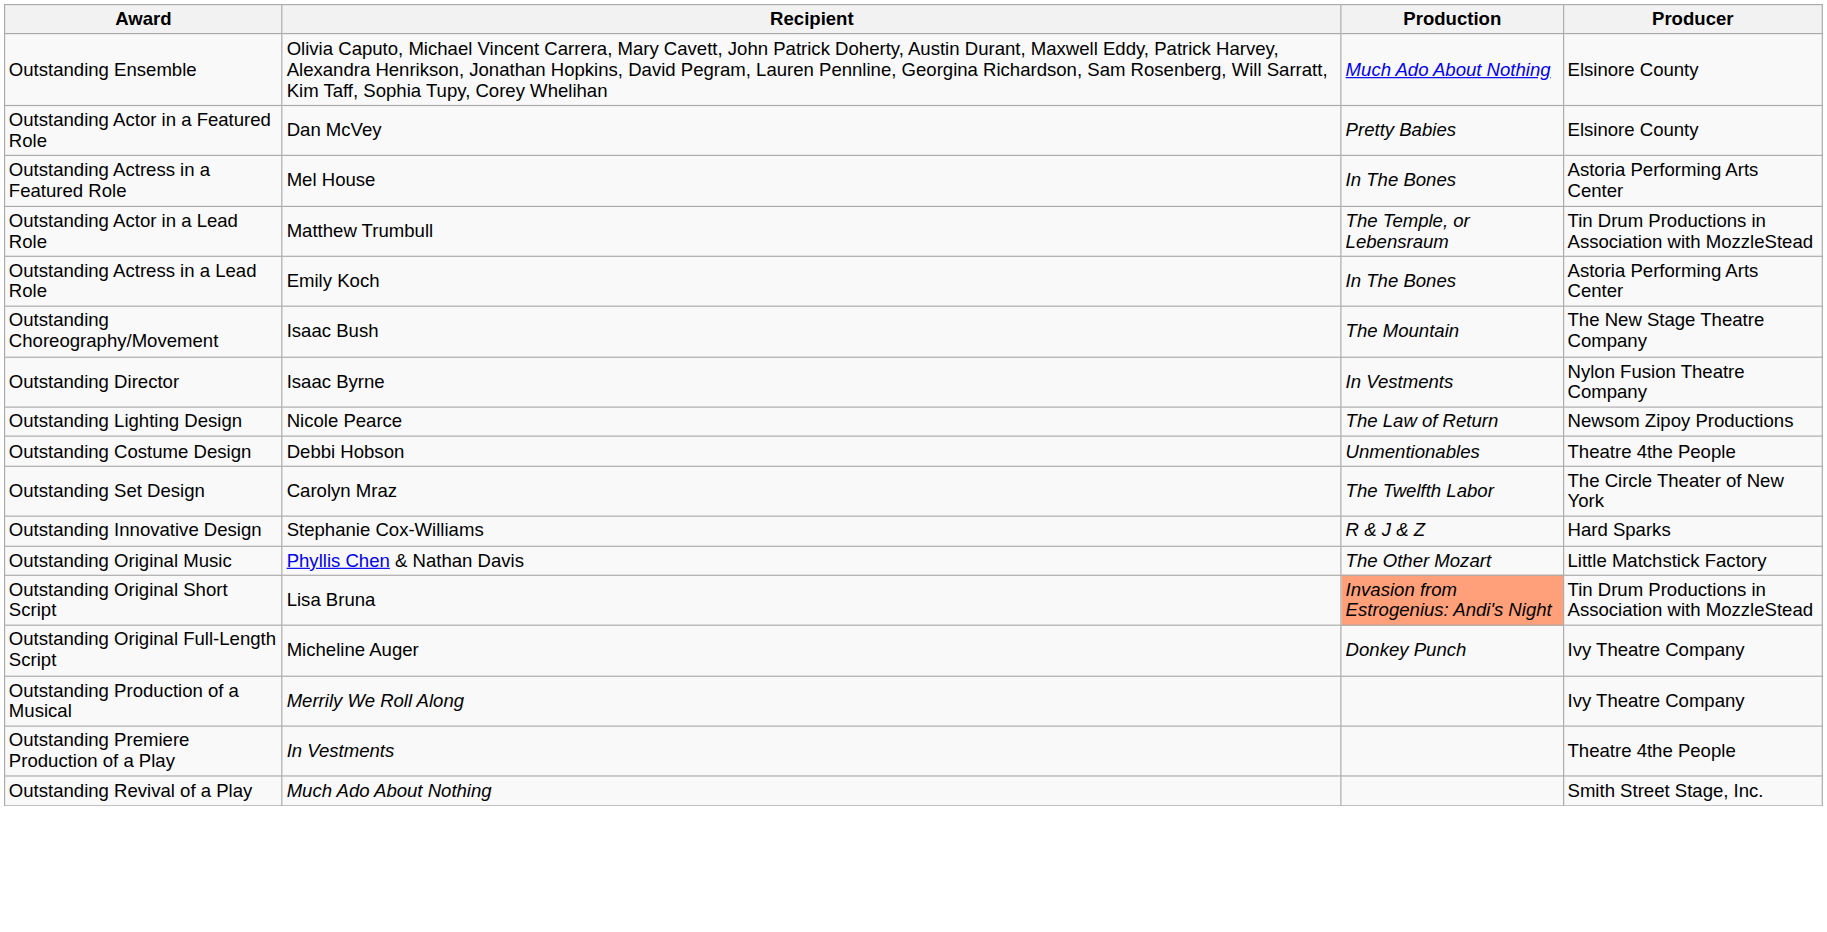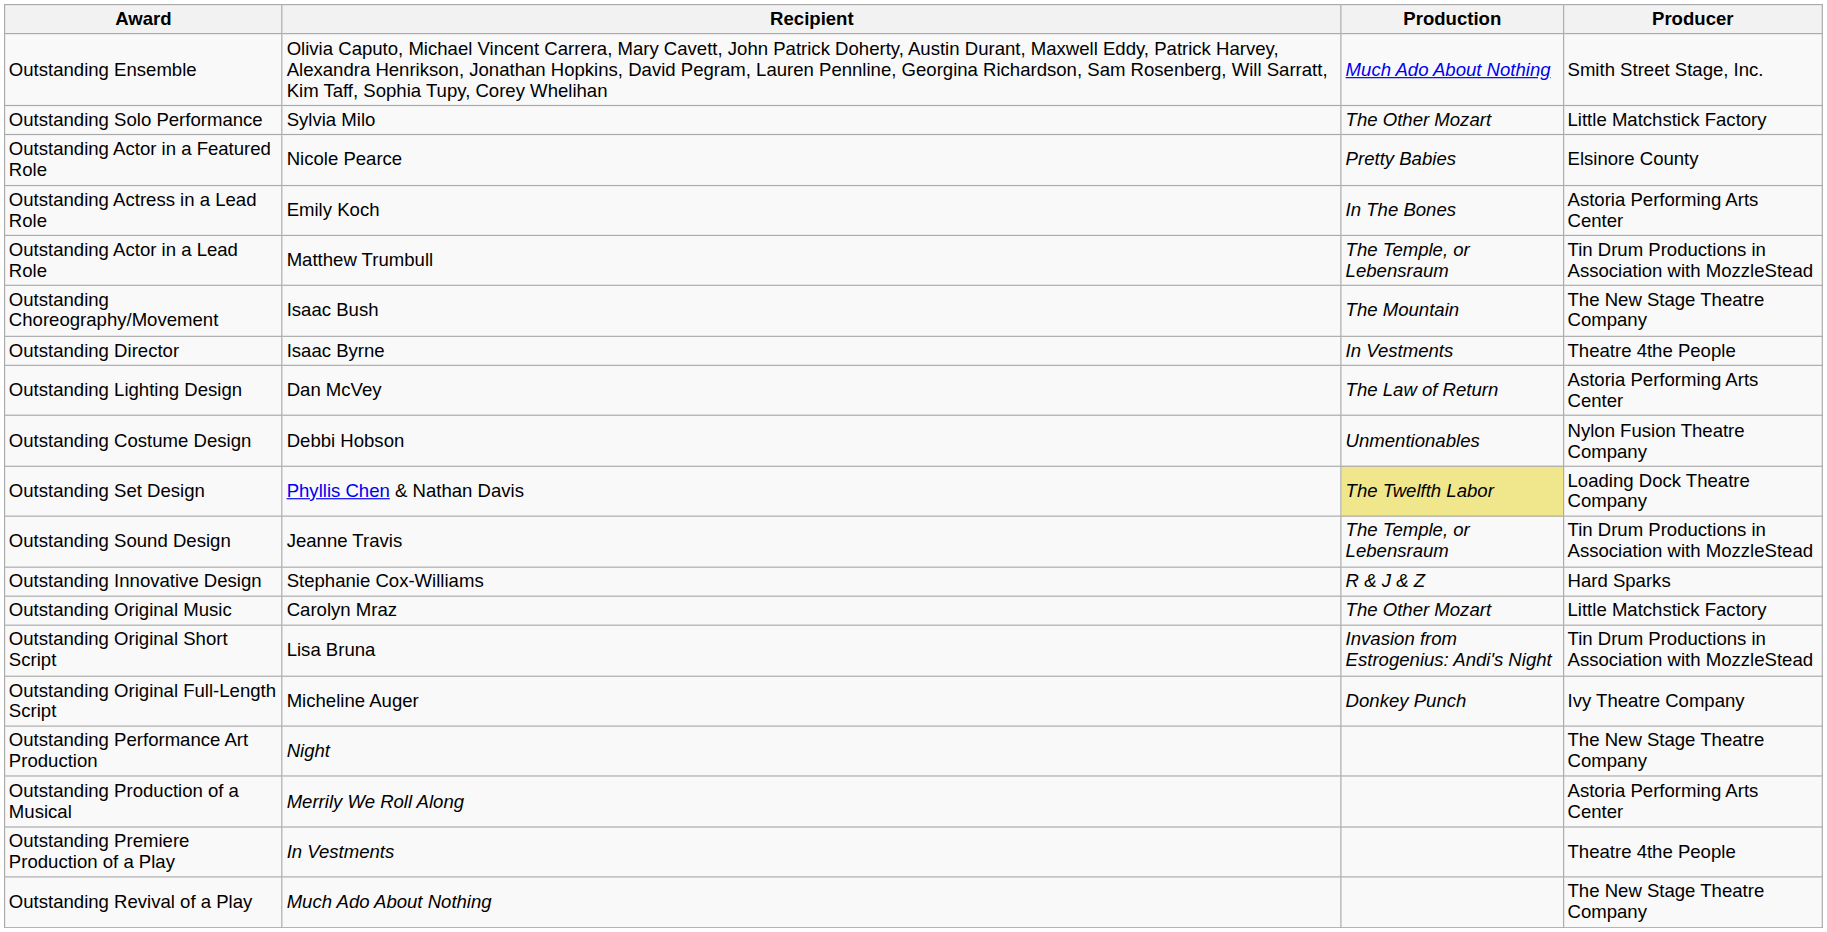(1633, 69) Elsinore County -> (1666, 69) Smith Street Stage, Inc.
+ row: (136, 119)
(334, 130) Dan McVey -> (344, 159) Nicole Pearce
- row: (109, 180)
rows swapped: (123, 230) <-> (133, 281)
(1656, 381) Nylon Fusion Theatre Company -> (1652, 350) Theatre 4the People
(344, 421) Nicole Pearce -> (334, 390) Dan McVey
(1680, 421) Newsom Zipoy Productions -> (1663, 390) Astoria Performing Arts Center
(1652, 451) Theatre 4the People -> (1656, 440) Nylon Fusion Theatre Company
(342, 491) Carolyn Mraz -> (405, 491) Phyllis Chen & Nathan Davis
(1420, 491) no background -> (1420, 491) khaki background
(1676, 491) The Circle Theater of New York -> (1659, 491) Loading Dock Theatre Company
+ row: (120, 541)
(405, 560) Phyllis Chen & Nathan Davis -> (342, 610) Carolyn Mraz
(1449, 600) lightsalmon background -> (1449, 650) no background
+ row: (129, 751)
(1656, 700) Ivy Theatre Company -> (1663, 801) Astoria Performing Arts Center
(1666, 791) Smith Street Stage, Inc. -> (1666, 902) The New Stage Theatre Company
